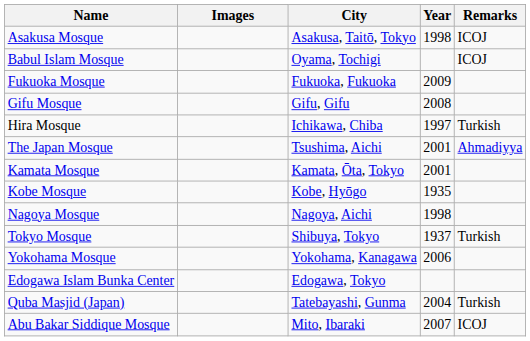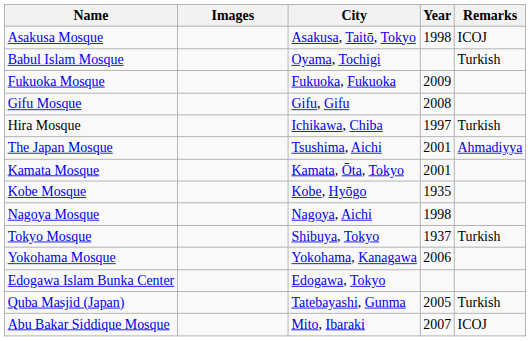(472, 59) ICOJ -> (479, 59) Turkish
(437, 302) 2004 -> (437, 302) 2005
